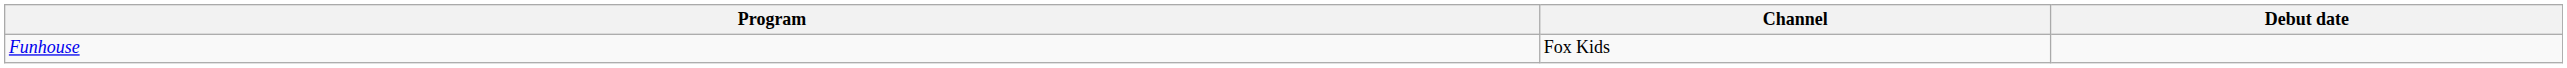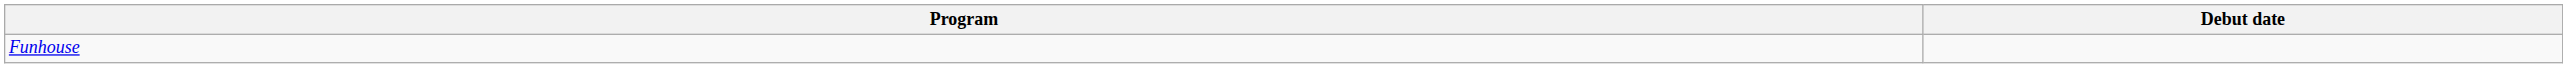- column: (1795, 18)
